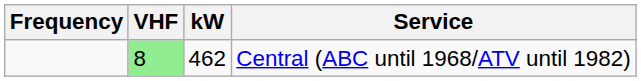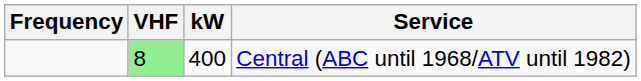(207, 57) 462 -> (207, 57) 400
